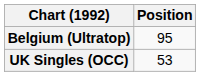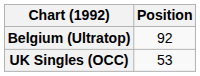(165, 37) 95 -> (165, 37) 92
